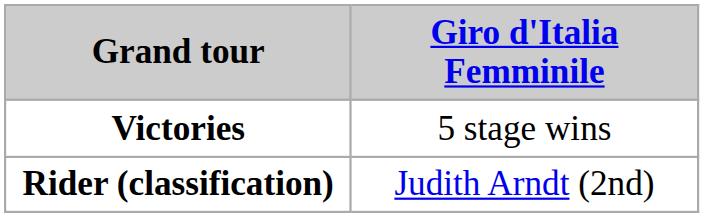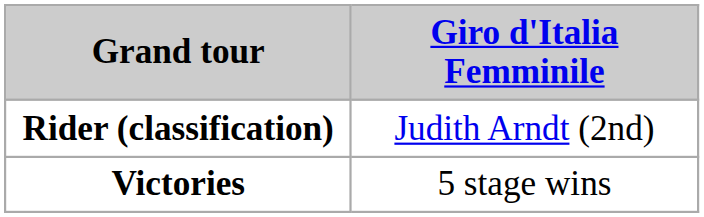rows swapped: (178, 183) <-> (178, 127)
